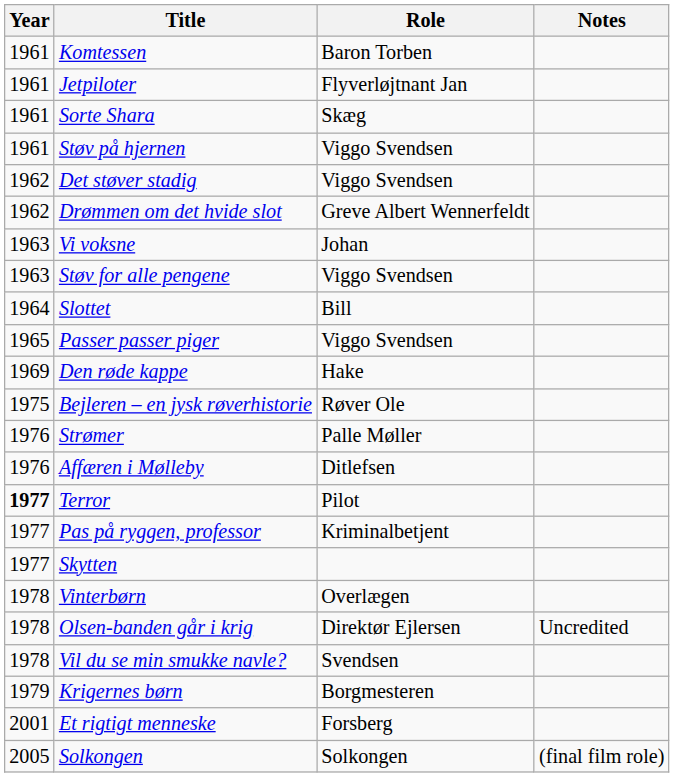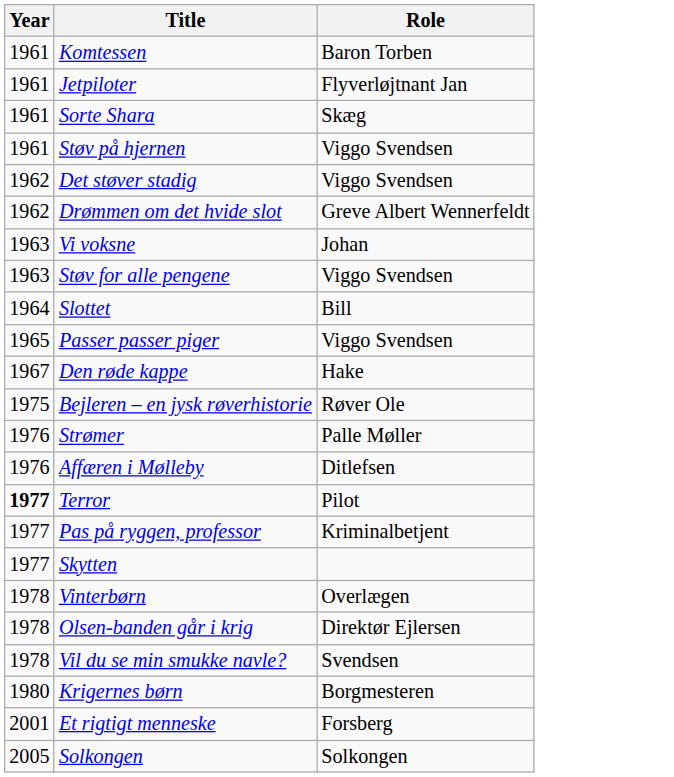- column: (602, 20)
(29, 372) 1969 -> (29, 372) 1967
(29, 691) 1979 -> (29, 691) 1980
